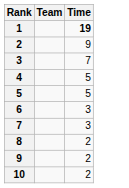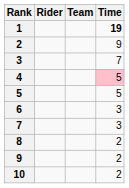+ column: (50, 12)
(88, 77) no background -> (119, 77) pink background
